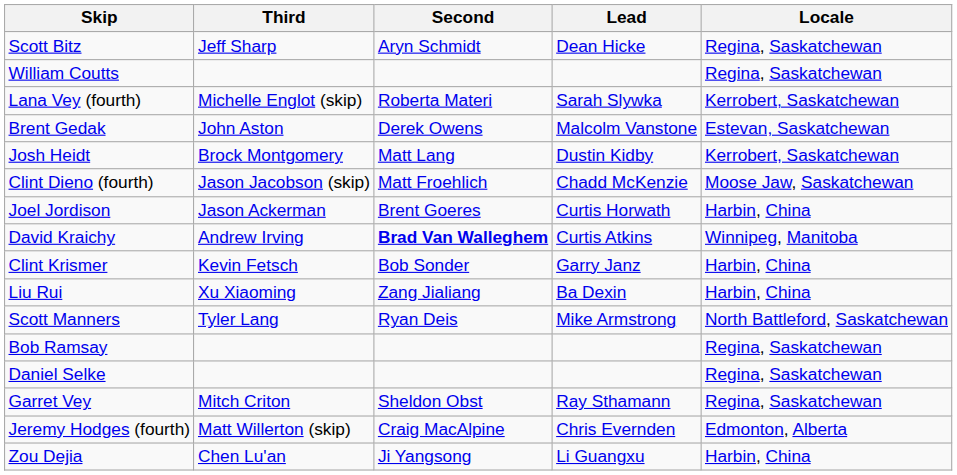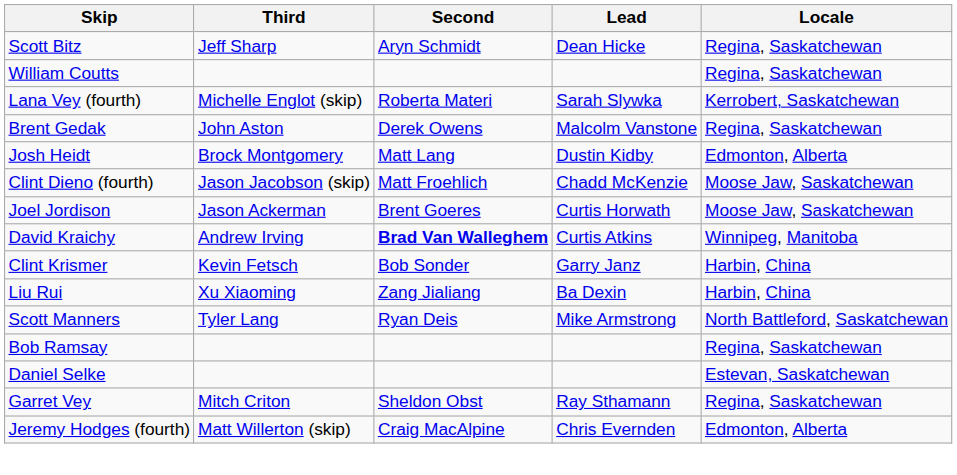(797, 127) Estevan, Saskatchewan -> (793, 127) Regina, Saskatchewan
(802, 155) Kerrobert, Saskatchewan -> (776, 155) Edmonton, Alberta
(758, 210) Harbin, China -> (809, 210) Moose Jaw, Saskatchewan
(793, 374) Regina, Saskatchewan -> (797, 374) Estevan, Saskatchewan
- row: (46, 456)
